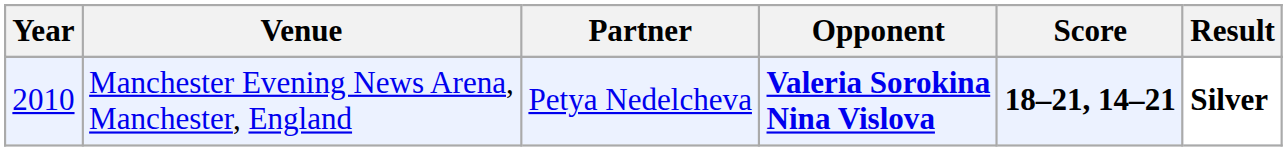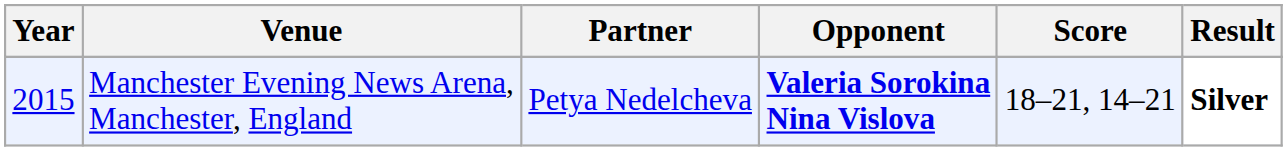(43, 100) 2010 -> (43, 100) 2015
(1090, 100) bold -> (1090, 100) normal
